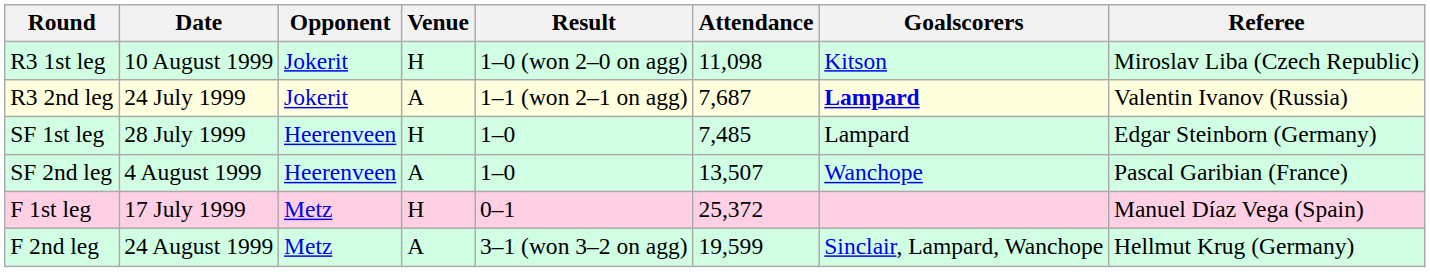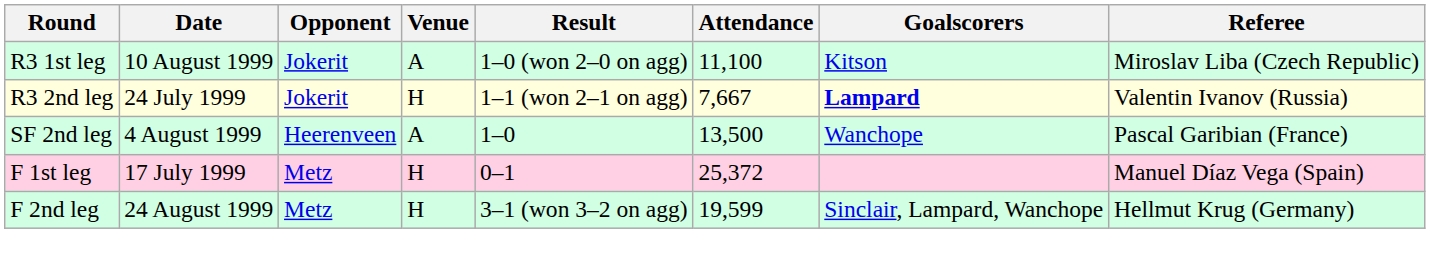(416, 60) H -> (416, 60) A
(730, 60) 11,098 -> (730, 60) 11,100
(416, 97) A -> (416, 97) H
(725, 97) 7,687 -> (725, 97) 7,667
- row: (57, 135)
(731, 172) 13,507 -> (731, 135) 13,500
(416, 246) A -> (416, 209) H
